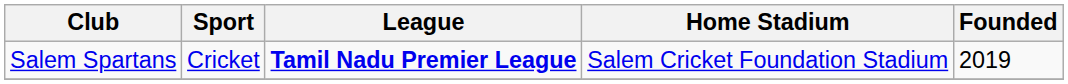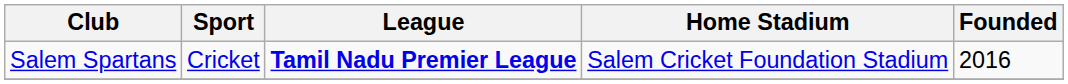(985, 60) 2019 -> (985, 60) 2016
